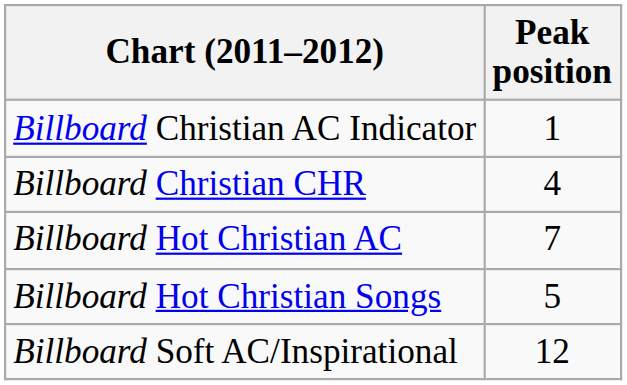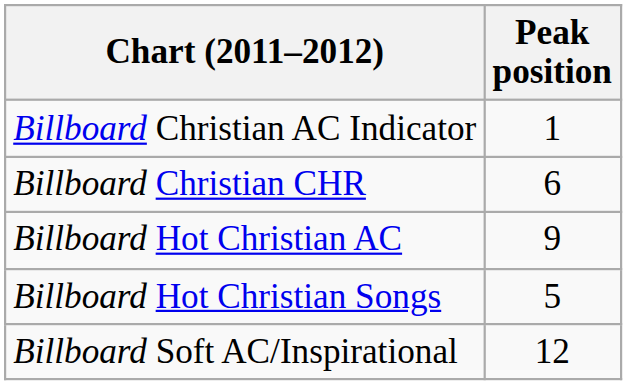(552, 183) 4 -> (552, 183) 6
(552, 239) 7 -> (552, 239) 9
